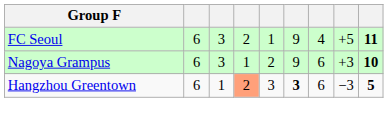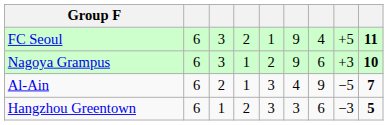+ row: (28, 85)
(246, 85) lightsalmon background -> (246, 108) no background
(296, 85) bold -> (296, 108) normal
